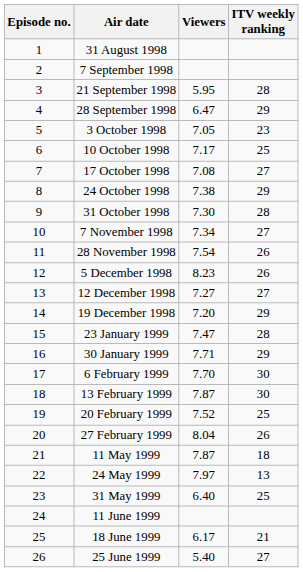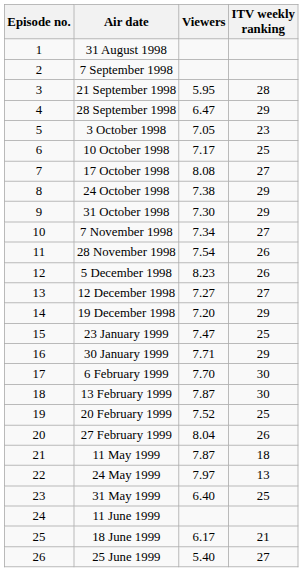(204, 171) 7.08 -> (204, 171) 8.08
(263, 211) 28 -> (263, 211) 29
(263, 333) 28 -> (263, 333) 25
